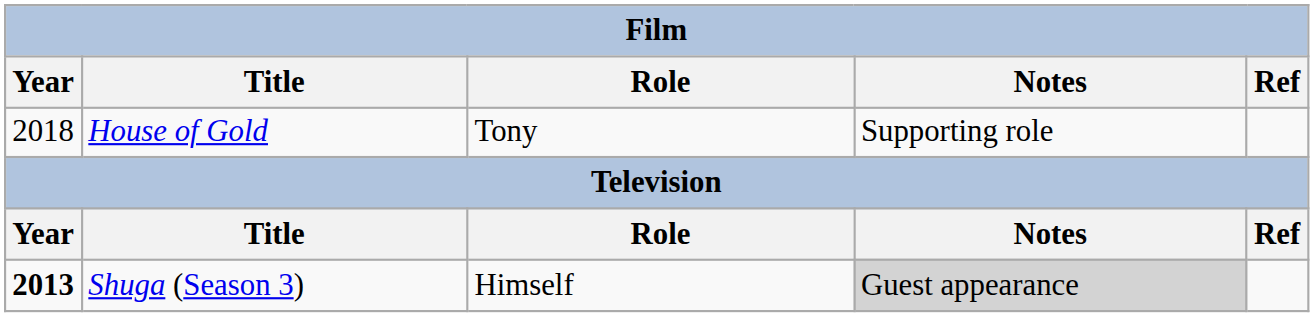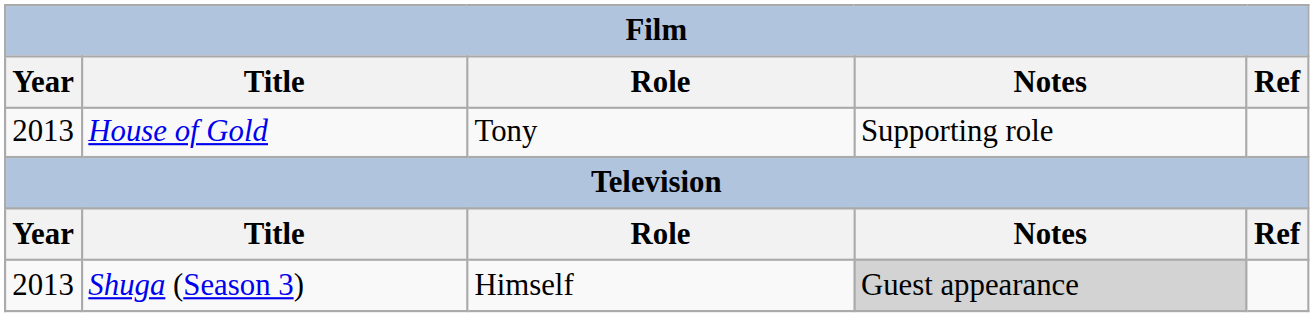(43, 131) 2018 -> (43, 131) 2013
(43, 284) bold -> (43, 284) normal
